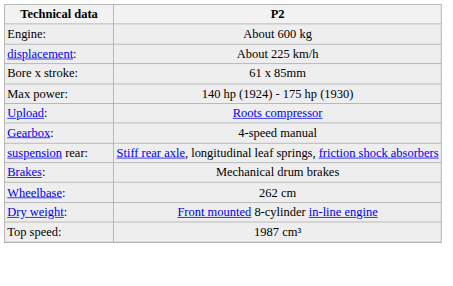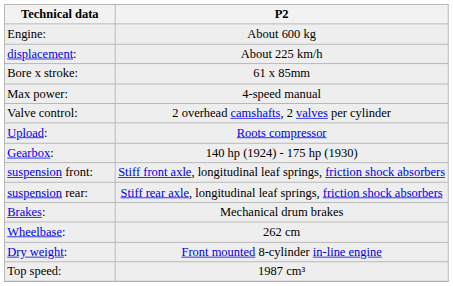(278, 93) 140 hp (1924) - 175 hp (1930) -> (282, 93) 4-speed manual
+ row: (44, 113)
(278, 133) 4-speed manual -> (282, 152) 140 hp (1924) - 175 hp (1930)
+ row: (52, 172)
